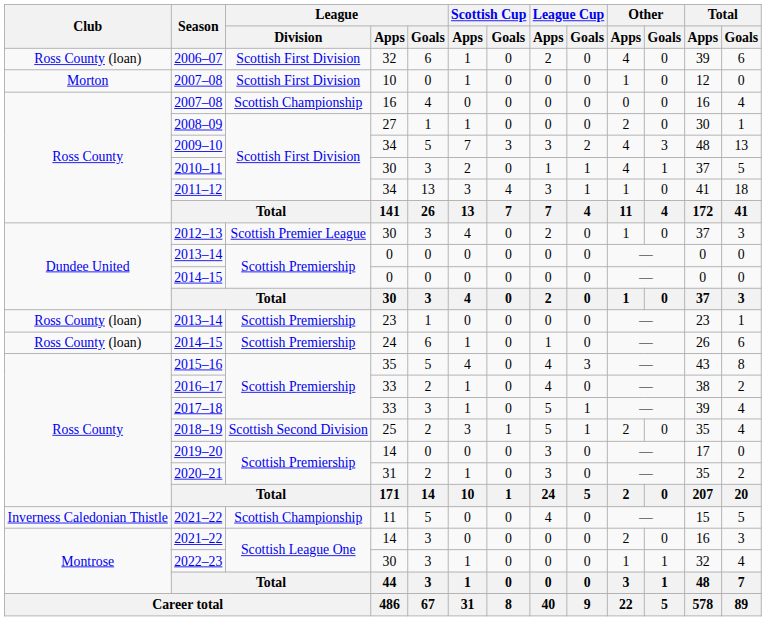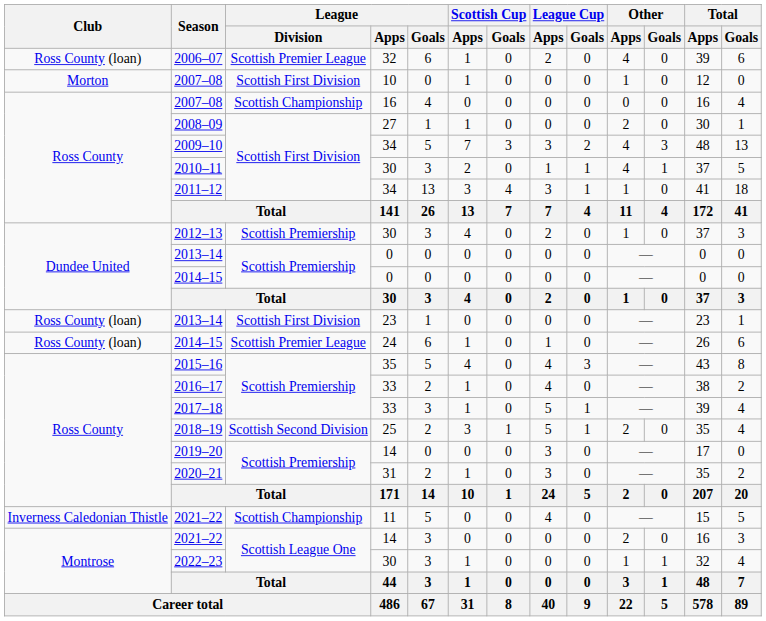(298, 59) Scottish First Division -> (298, 59) Scottish Premier League
(298, 233) Scottish Premier League -> (298, 233) Scottish Premiership
(298, 320) Scottish Premiership -> (298, 320) Scottish First Division
(298, 342) Scottish Premiership -> (298, 342) Scottish Premier League
